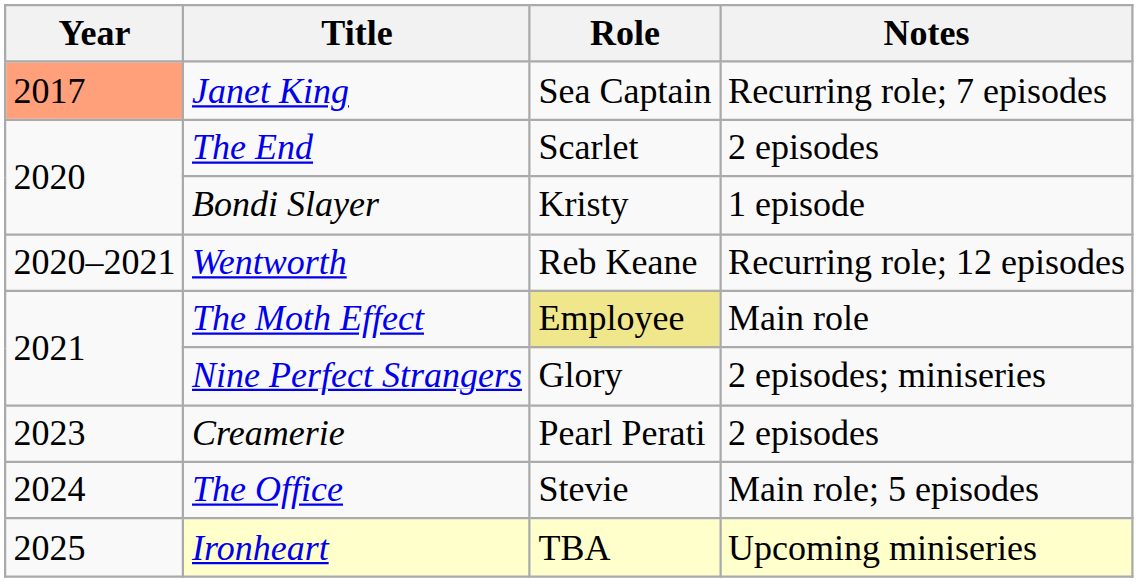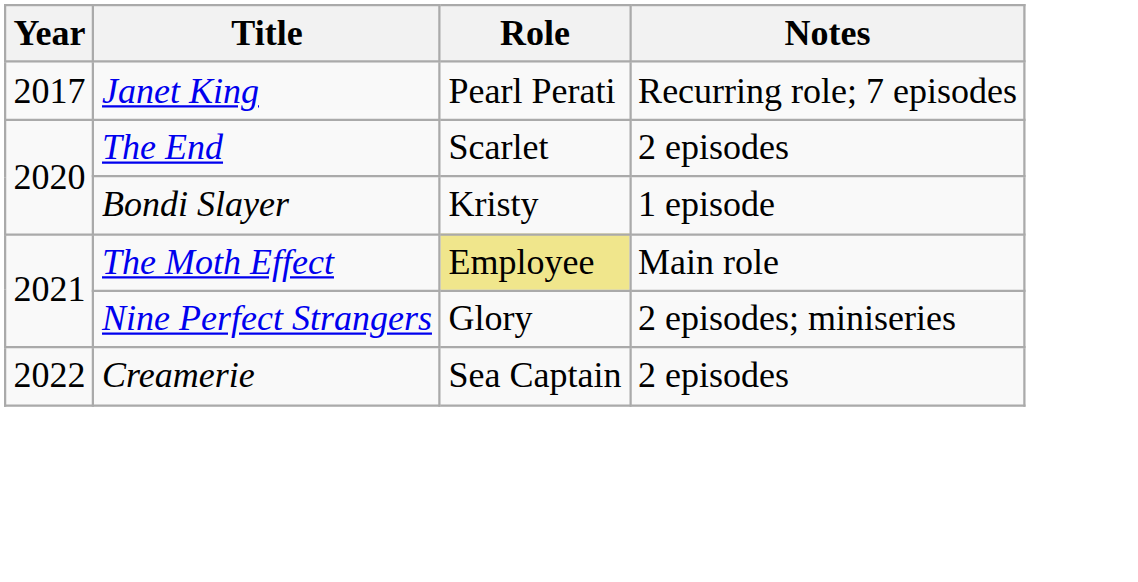(49, 90) lightsalmon background -> (49, 90) no background
(625, 90) Sea Captain -> (532, 90) Pearl Perati
- row: (269, 261)
(49, 432) 2023 -> (49, 375) 2022
(622, 432) Pearl Perati -> (535, 375) Sea Captain
- row: (267, 489)
- row: (260, 546)
